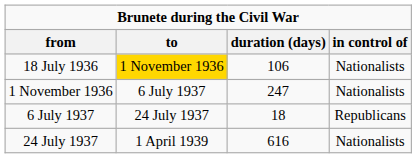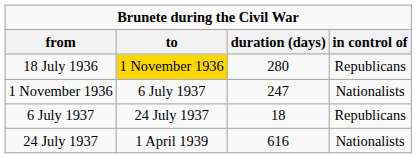(278, 66) 106 -> (278, 66) 280
(370, 66) Nationalists -> (370, 66) Republicans
